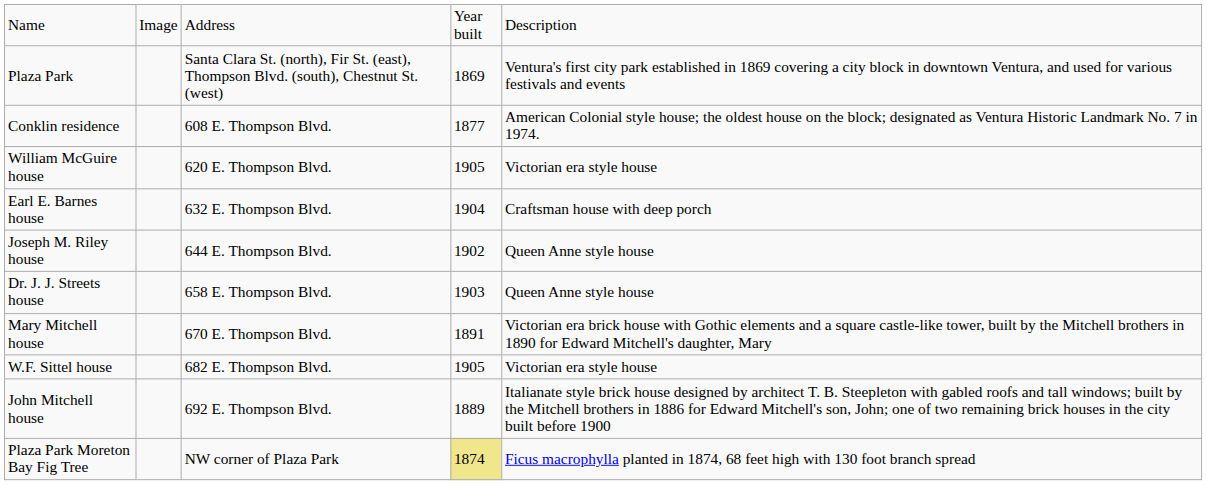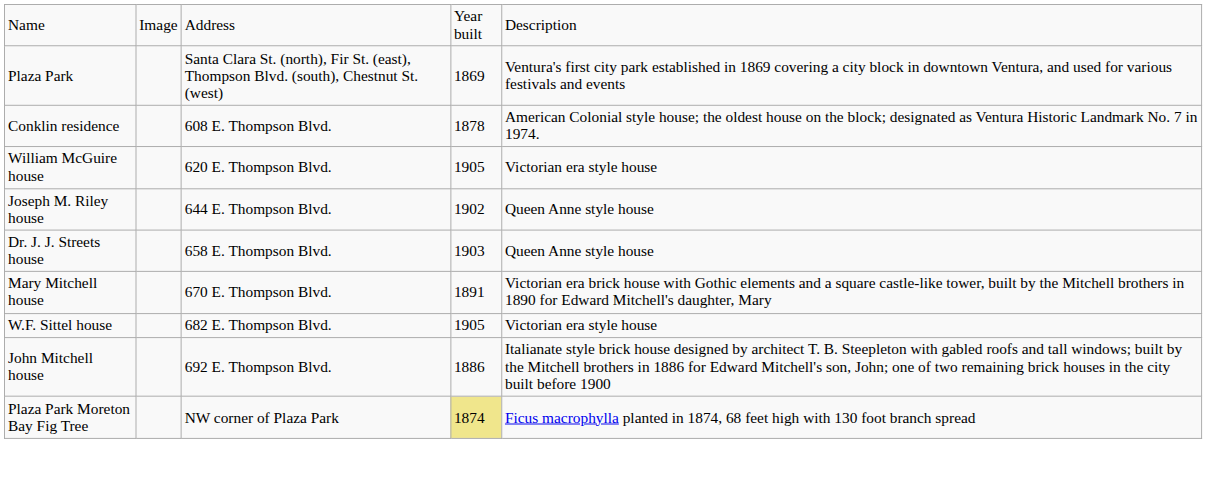(469, 125) 1877 -> (469, 125) 1878
- row: (53, 209)
(469, 408) 1889 -> (469, 367) 1886
